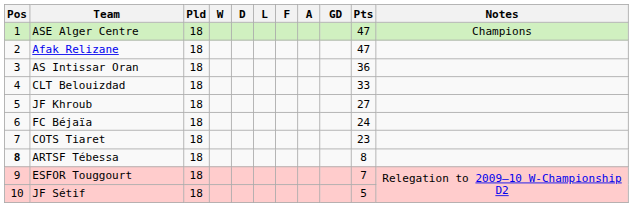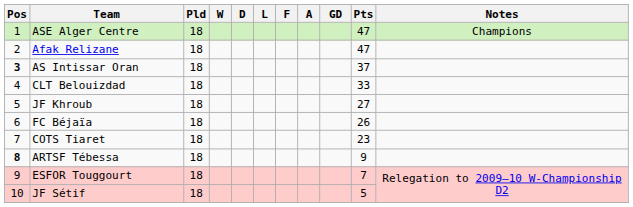(17, 67) normal -> (17, 67) bold
(364, 67) 36 -> (364, 67) 37
(364, 121) 24 -> (364, 121) 26
(364, 158) 8 -> (364, 158) 9
